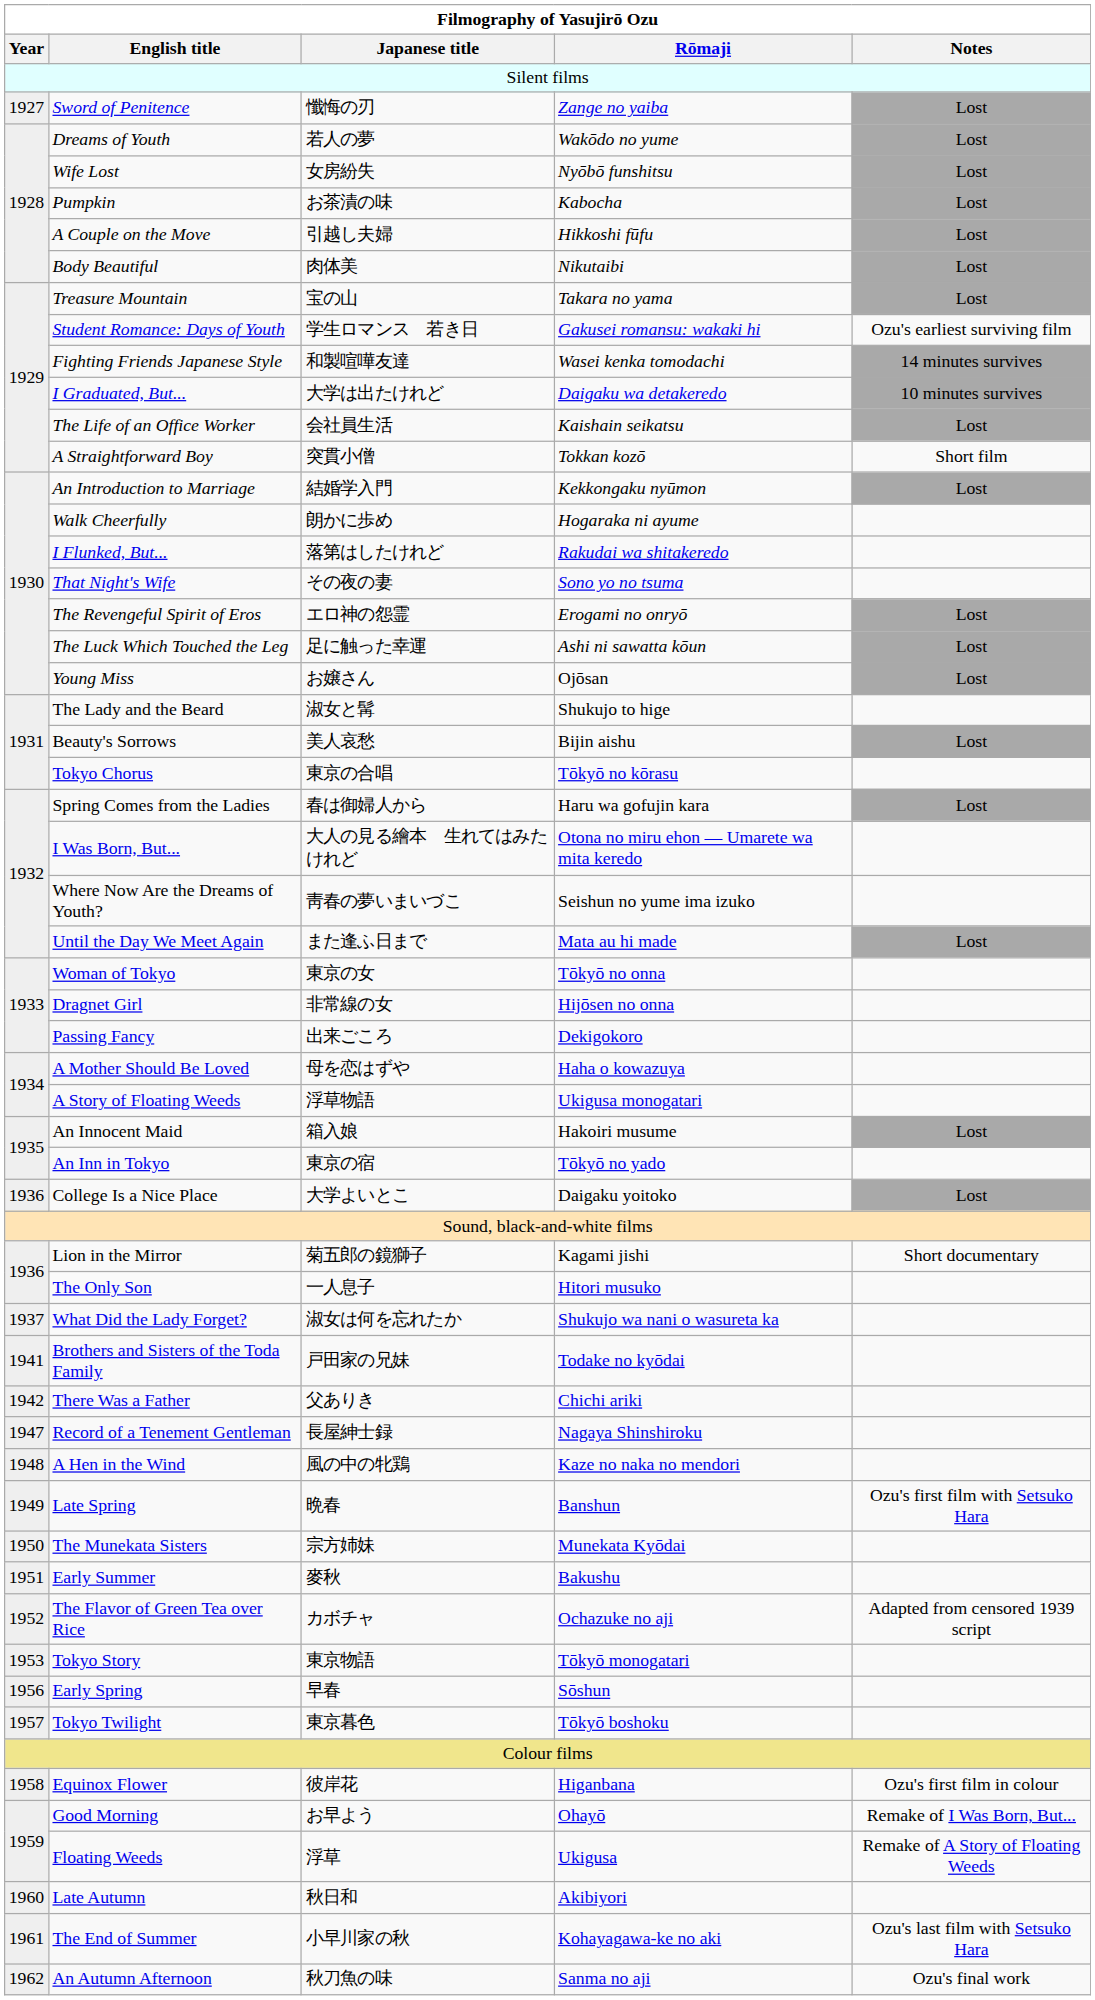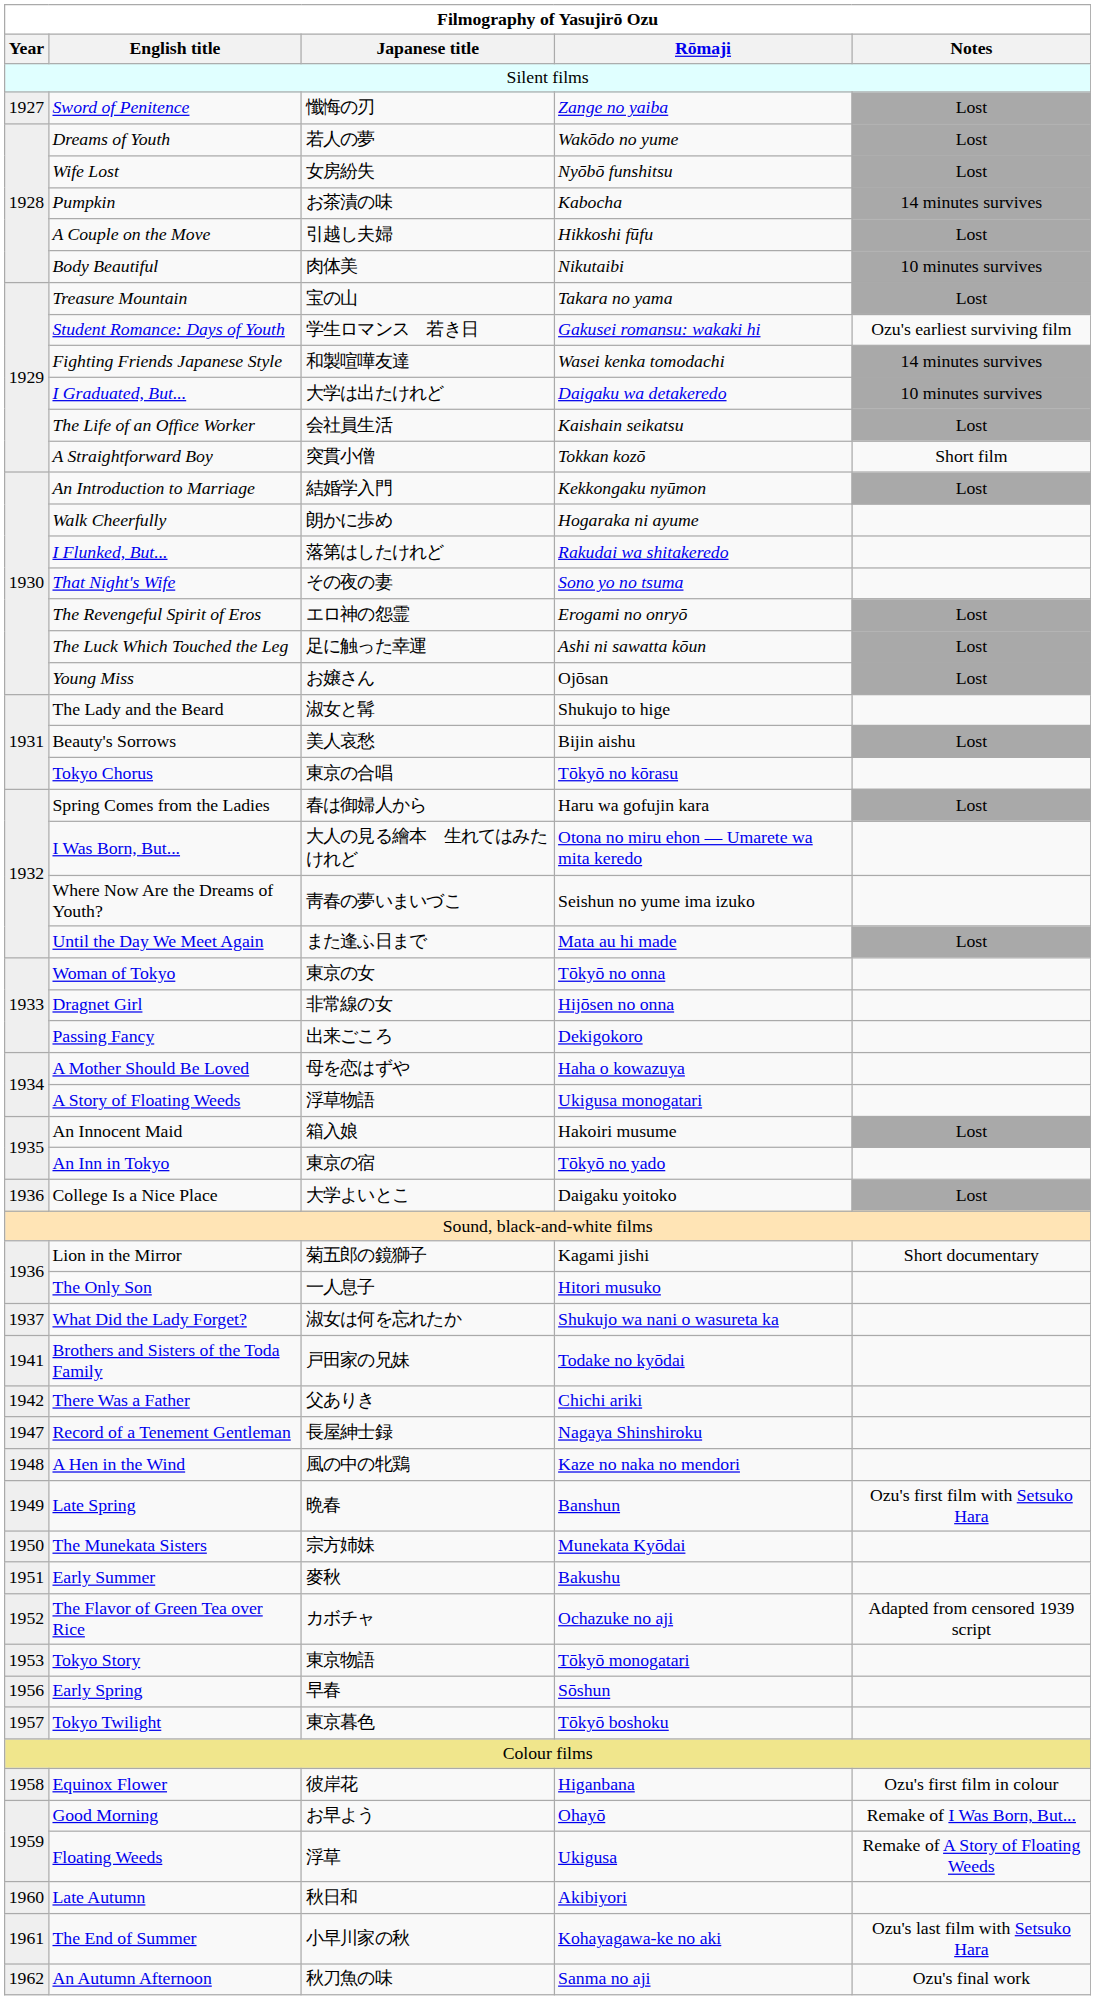(971, 202) Lost -> (971, 202) 14 minutes survives
(971, 266) Lost -> (971, 266) 10 minutes survives
